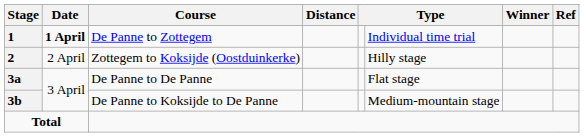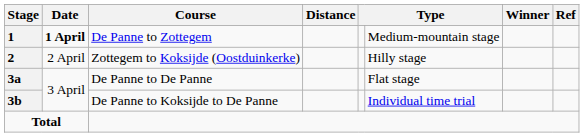(421, 36) Individual time trial -> (434, 36) Medium-mountain stage
(434, 100) Medium-mountain stage -> (421, 100) Individual time trial
